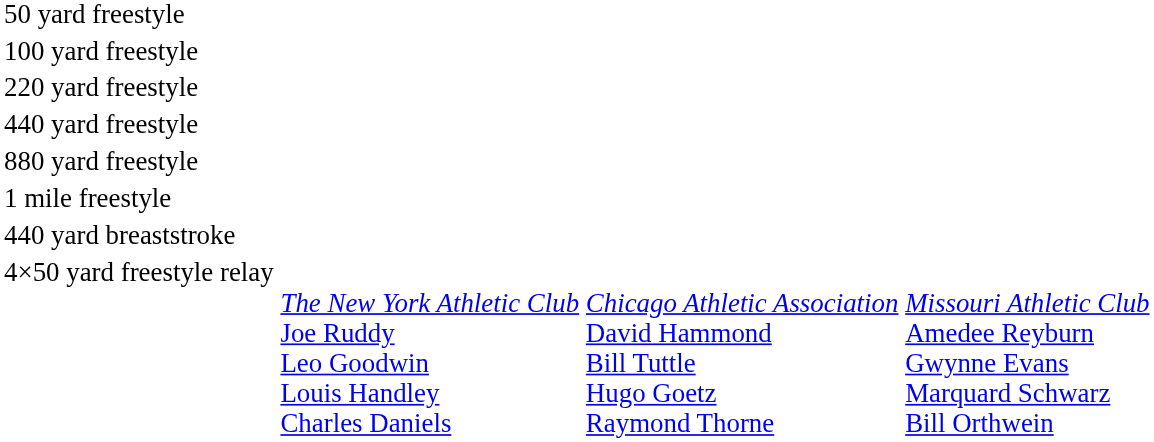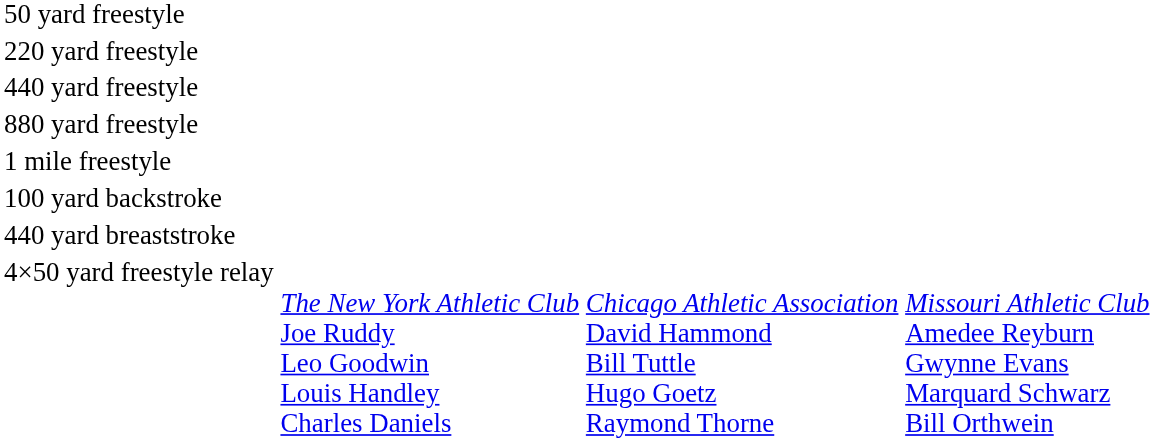- row: (101, 50)
+ row: (113, 198)
